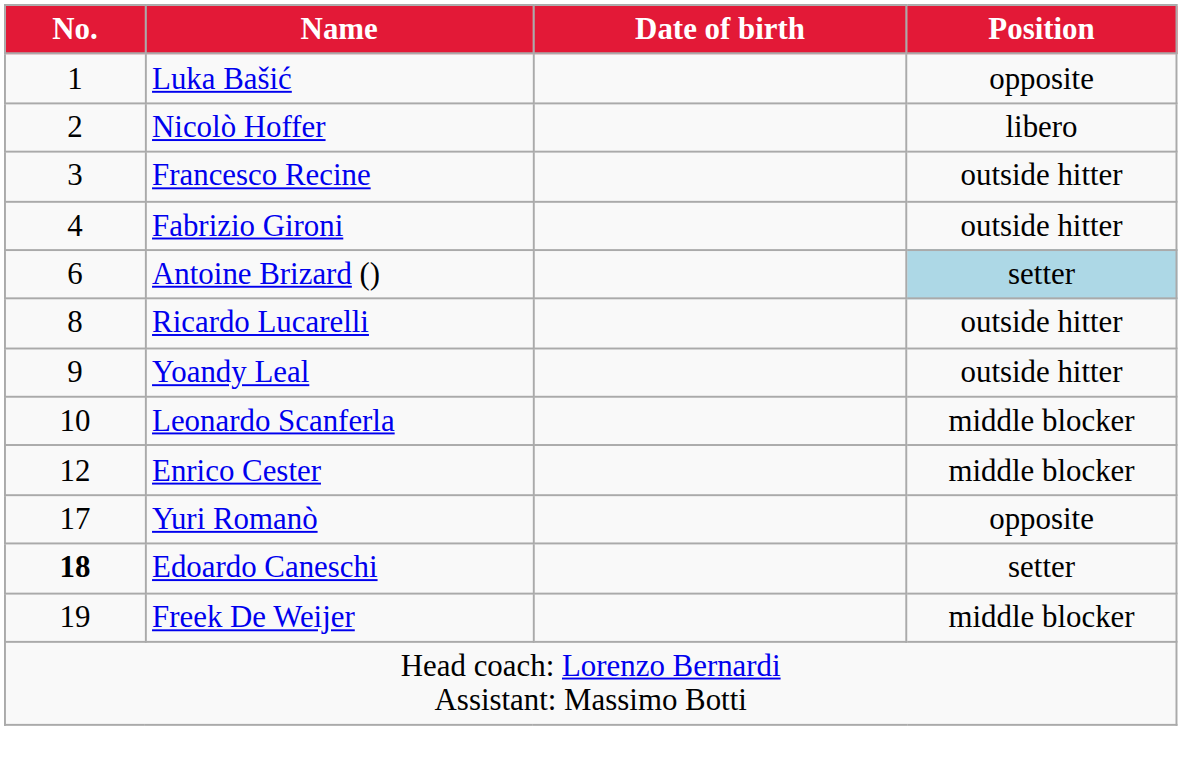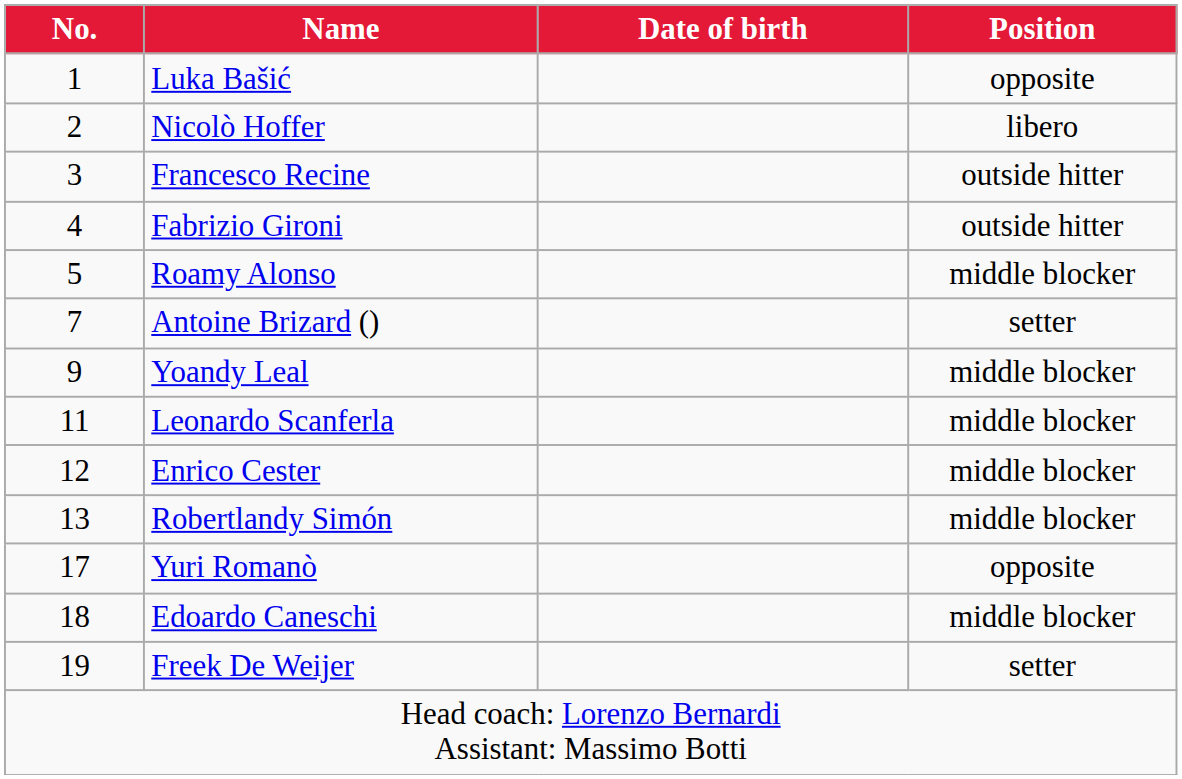+ row: (244, 273)
(75, 273) 6 -> (75, 322) 7
(1042, 273) lightblue background -> (1042, 322) no background
- row: (260, 322)
(1042, 371) outside hitter -> (1042, 371) middle blocker
(75, 420) 10 -> (75, 420) 11
+ row: (272, 518)
(75, 567) bold -> (75, 616) normal
(1042, 567) setter -> (1042, 616) middle blocker
(1042, 616) middle blocker -> (1042, 665) setter
